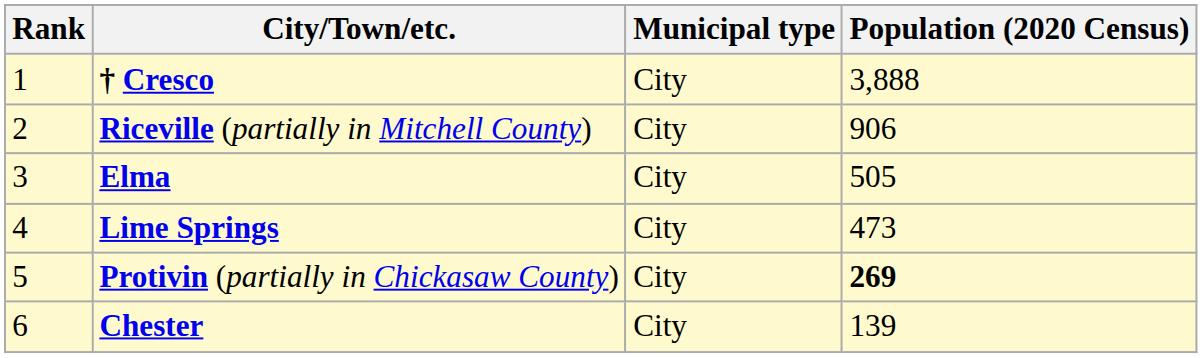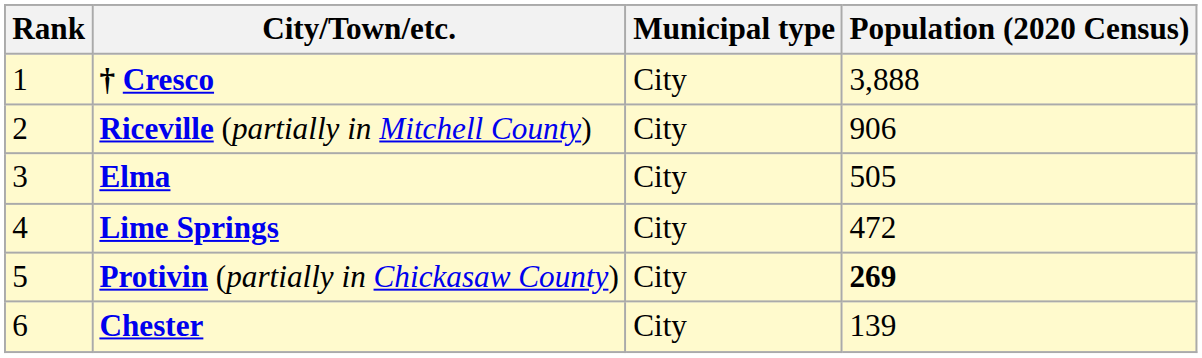(873, 227) 473 -> (873, 227) 472
